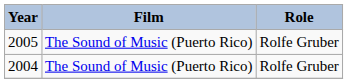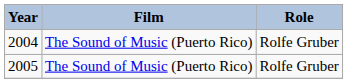rows swapped: (23, 41) <-> (23, 66)
